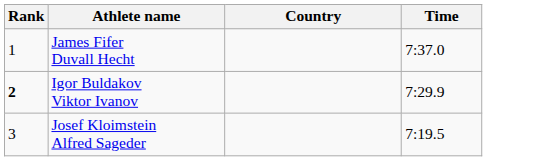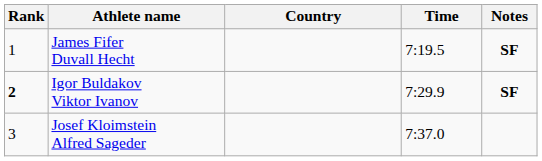+ column: (509, 16)
(425, 50) 7:37.0 -> (425, 50) 7:19.5
(425, 134) 7:19.5 -> (425, 134) 7:37.0
